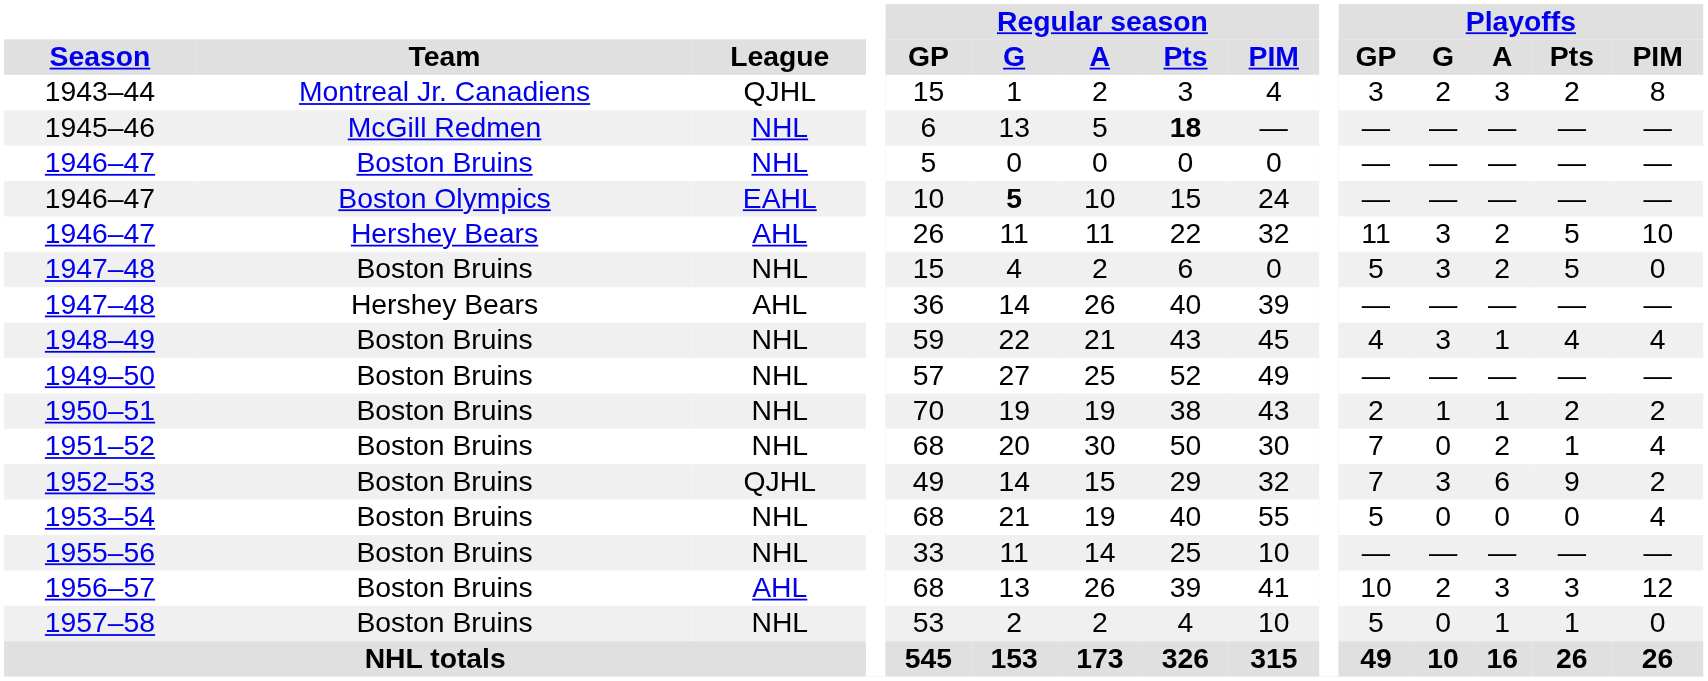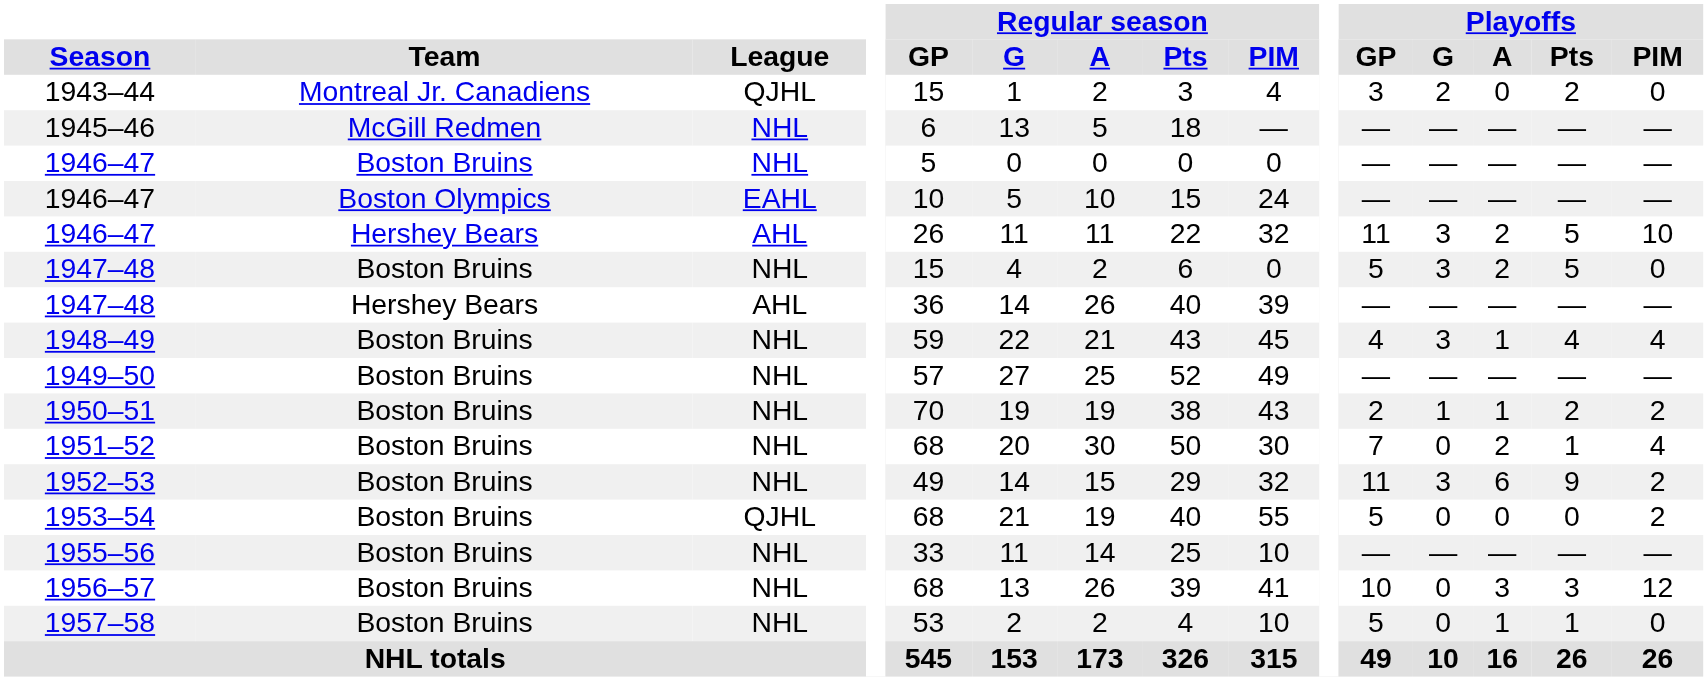(1502, 92) 3 -> (1502, 92) 0
(1658, 92) 8 -> (1658, 92) 0
(1185, 127) bold -> (1185, 127) normal
(1014, 198) bold -> (1014, 198) normal
(780, 481) QJHL -> (780, 481) NHL
(1376, 481) 7 -> (1376, 481) 11
(780, 516) NHL -> (780, 516) QJHL
(1658, 516) 4 -> (1658, 516) 2
(780, 587) AHL -> (780, 587) NHL
(1443, 587) 2 -> (1443, 587) 0
